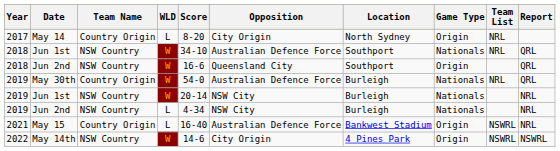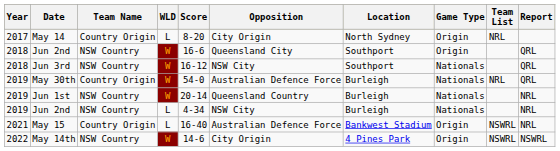- row: (17, 51)
+ row: (17, 66)
(233, 95) NSW City -> (260, 95) Queensland Country
